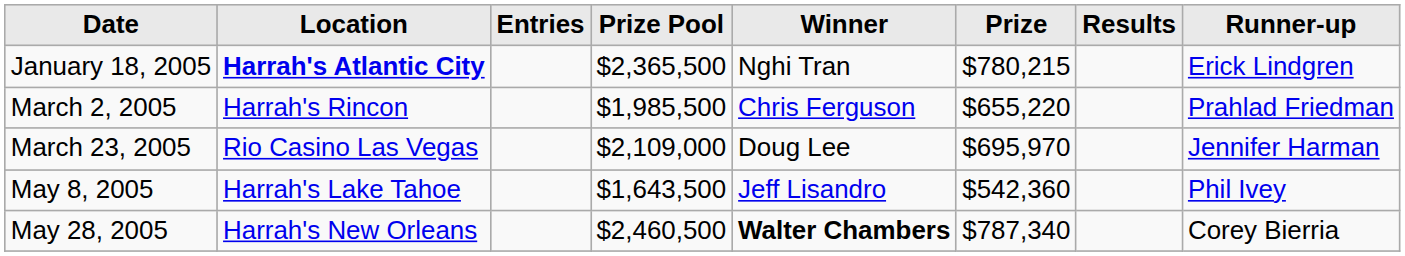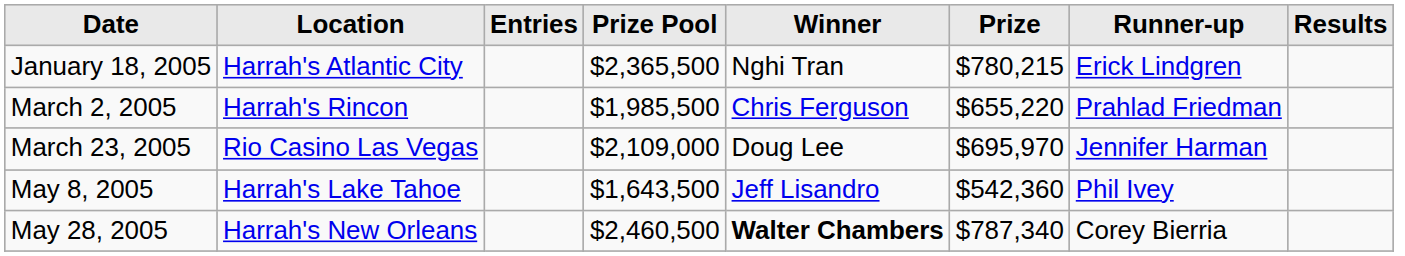columns swapped: (1291, 25) <-> (1129, 25)
(354, 66) bold -> (343, 66) normal
